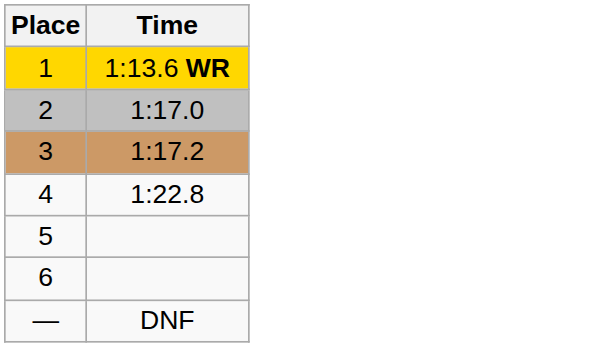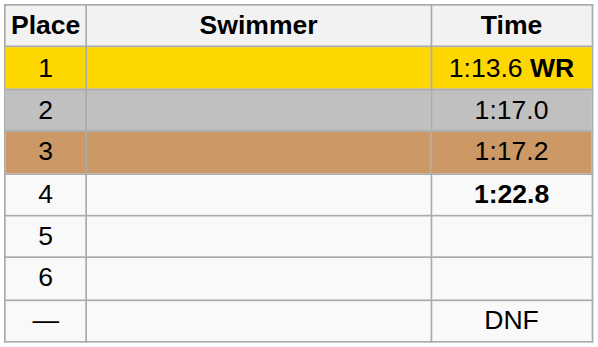+ column: (259, 25)
(167, 194) normal -> (512, 194) bold
